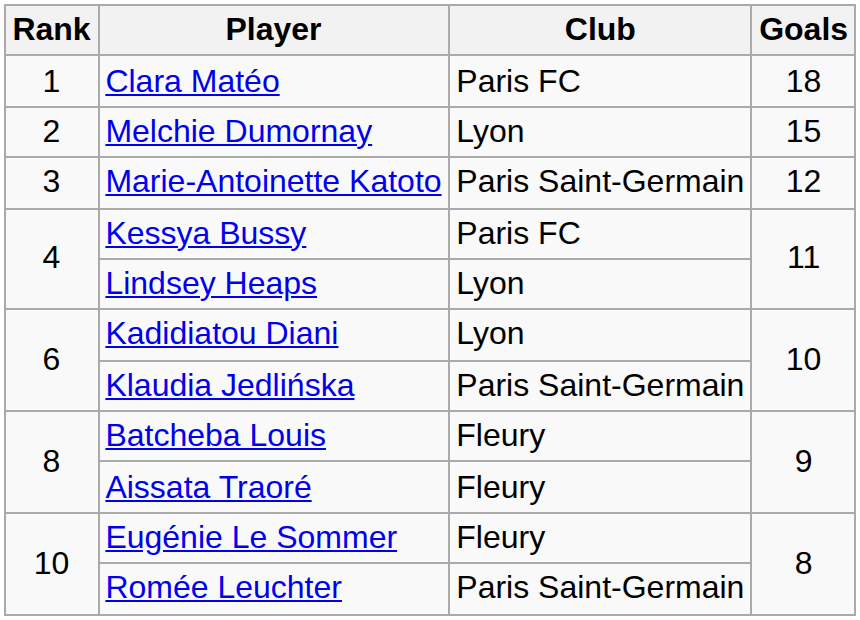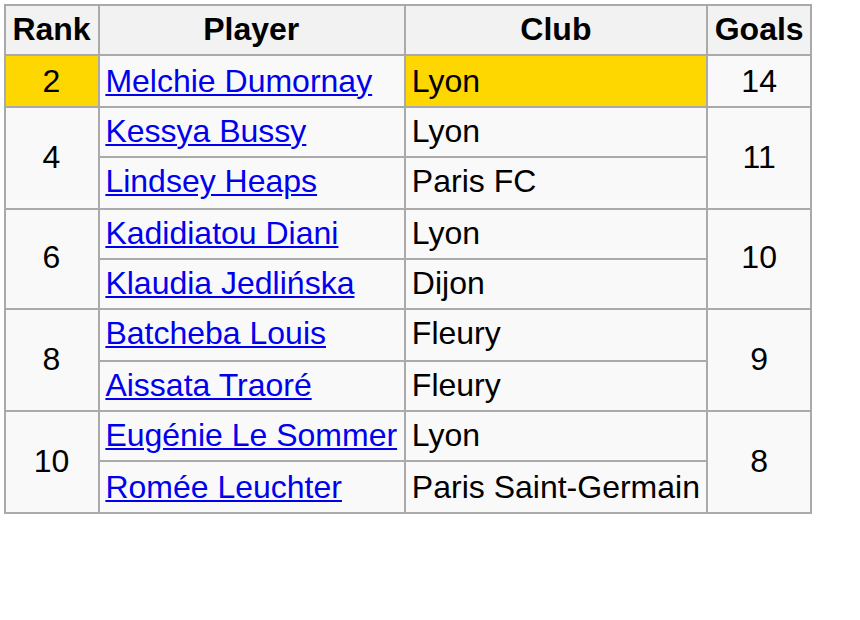- row: (193, 80)
(52, 131) no background -> (52, 80) gold background
(490, 131) no background -> (446, 80) gold background
(804, 131) 15 -> (759, 80) 14
- row: (273, 182)
(519, 232) Paris FC -> (446, 131) Lyon
(490, 283) Lyon -> (474, 182) Paris FC
(600, 385) Paris Saint-Germain -> (448, 283) Dijon
(501, 537) Fleury -> (446, 435) Lyon
